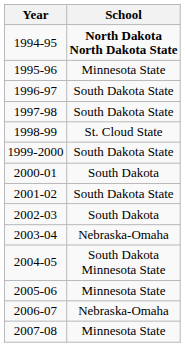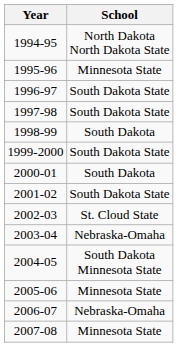(124, 42) bold -> (120, 42) normal
(124, 132) St. Cloud State -> (120, 132) South Dakota
(124, 214) South Dakota -> (120, 214) St. Cloud State
